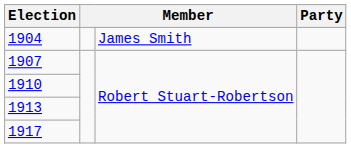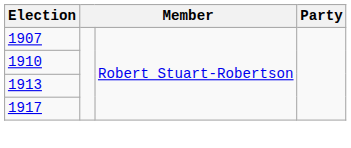- row: (25, 39)
